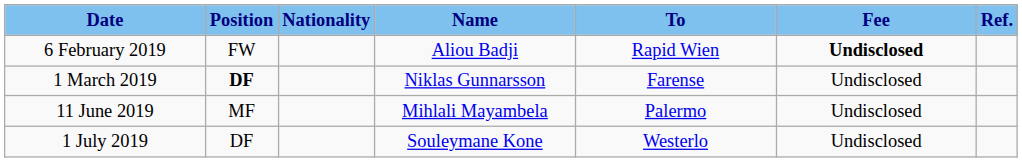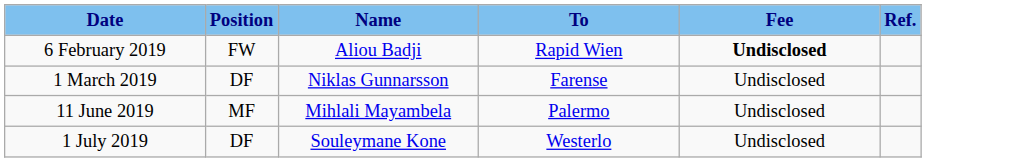- column: (326, 20)
(242, 80) bold -> (242, 80) normal
